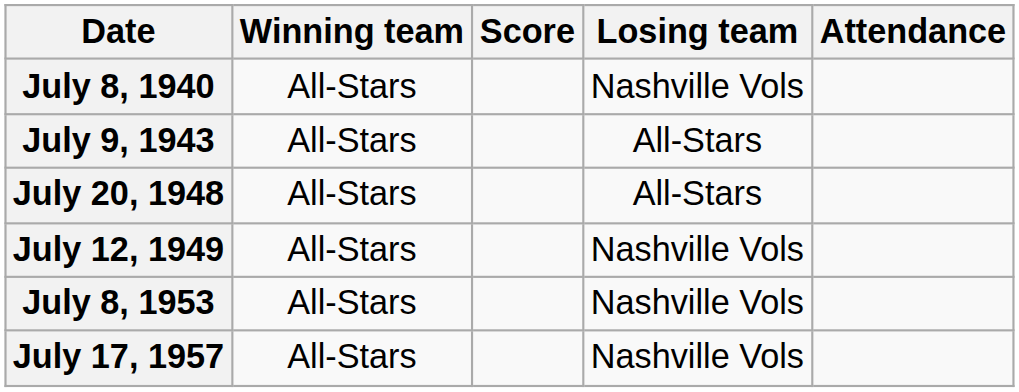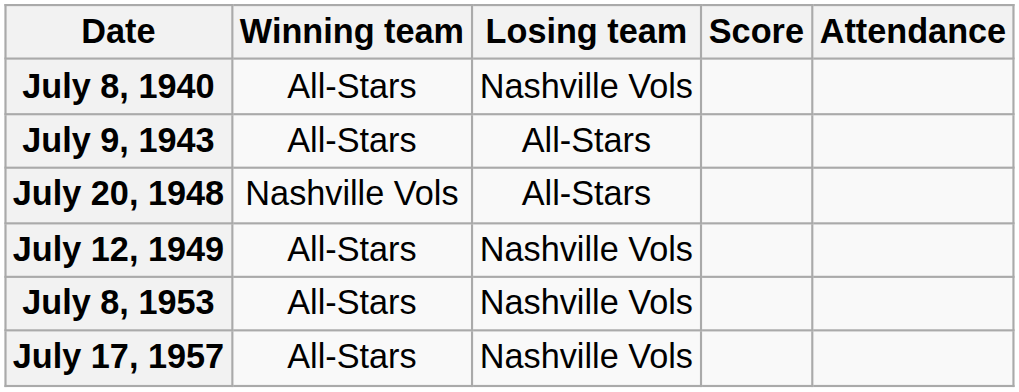columns swapped: (527, 31) <-> (697, 31)
(352, 194) All-Stars -> (352, 194) Nashville Vols
